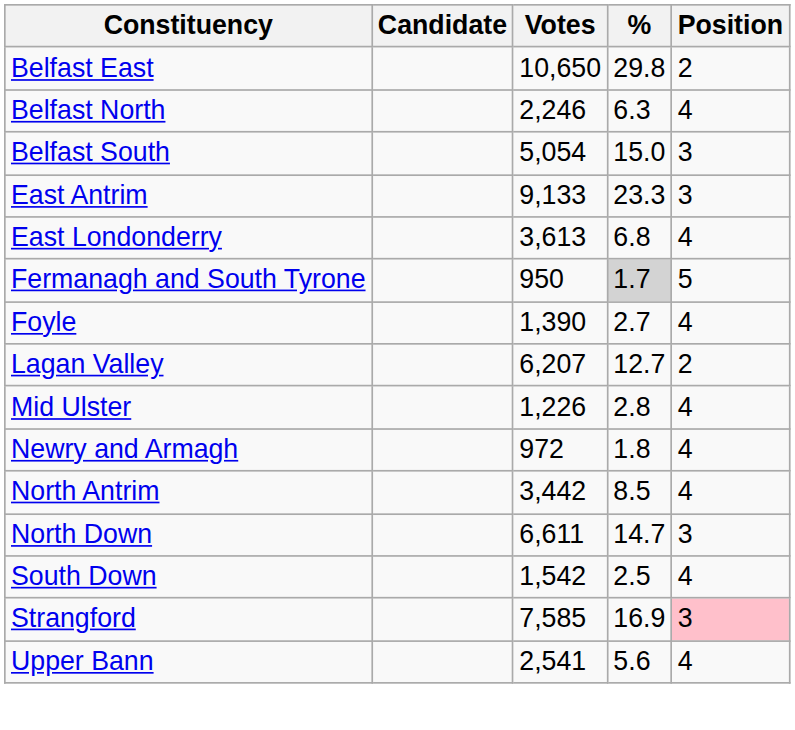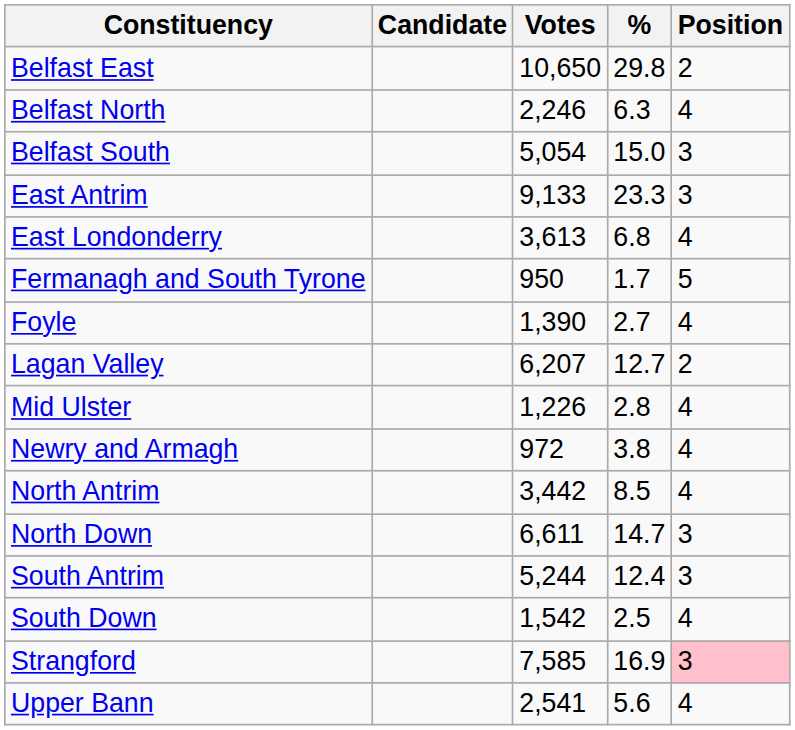(632, 279) lightgrey background -> (632, 279) no background
(632, 449) 1.8 -> (632, 449) 3.8
+ row: (87, 576)
